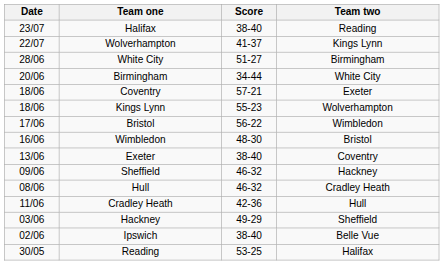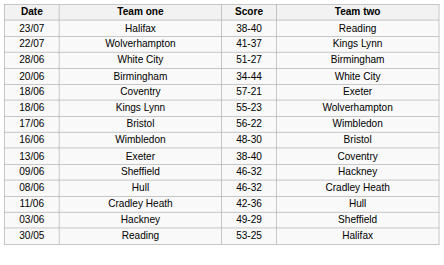- row: (140, 236)
